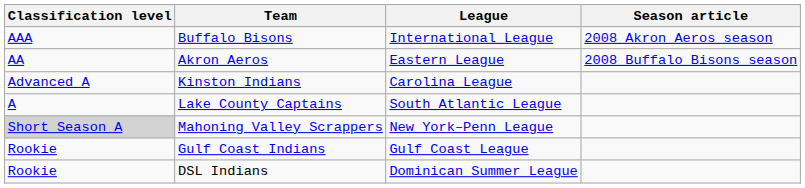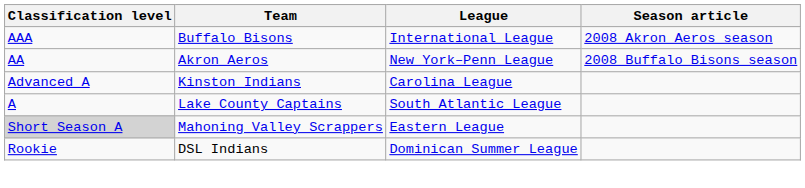(447, 60) Eastern League -> (471, 60) New York–Penn League
(471, 127) New York–Penn League -> (447, 127) Eastern League
- row: (252, 149)
